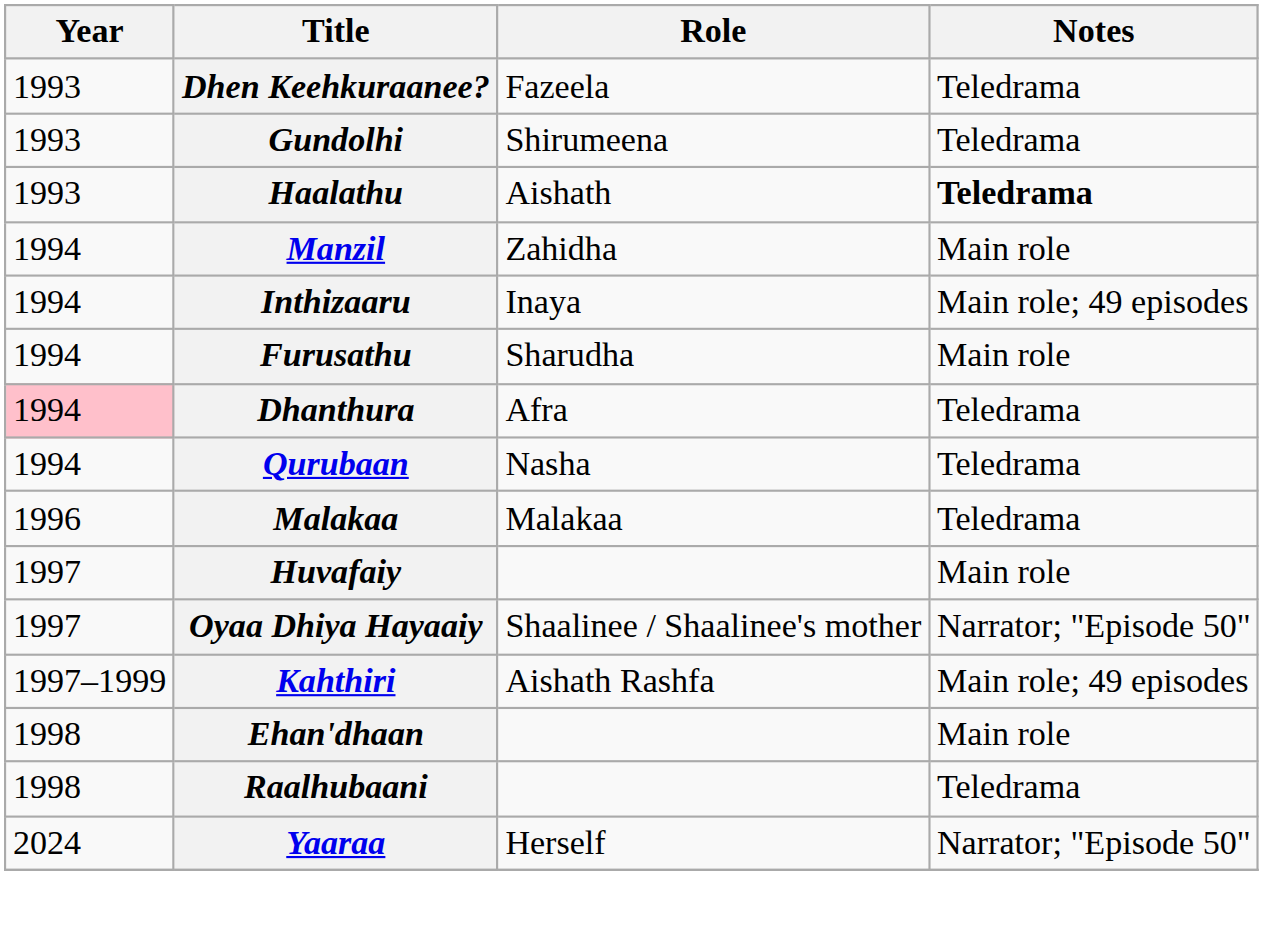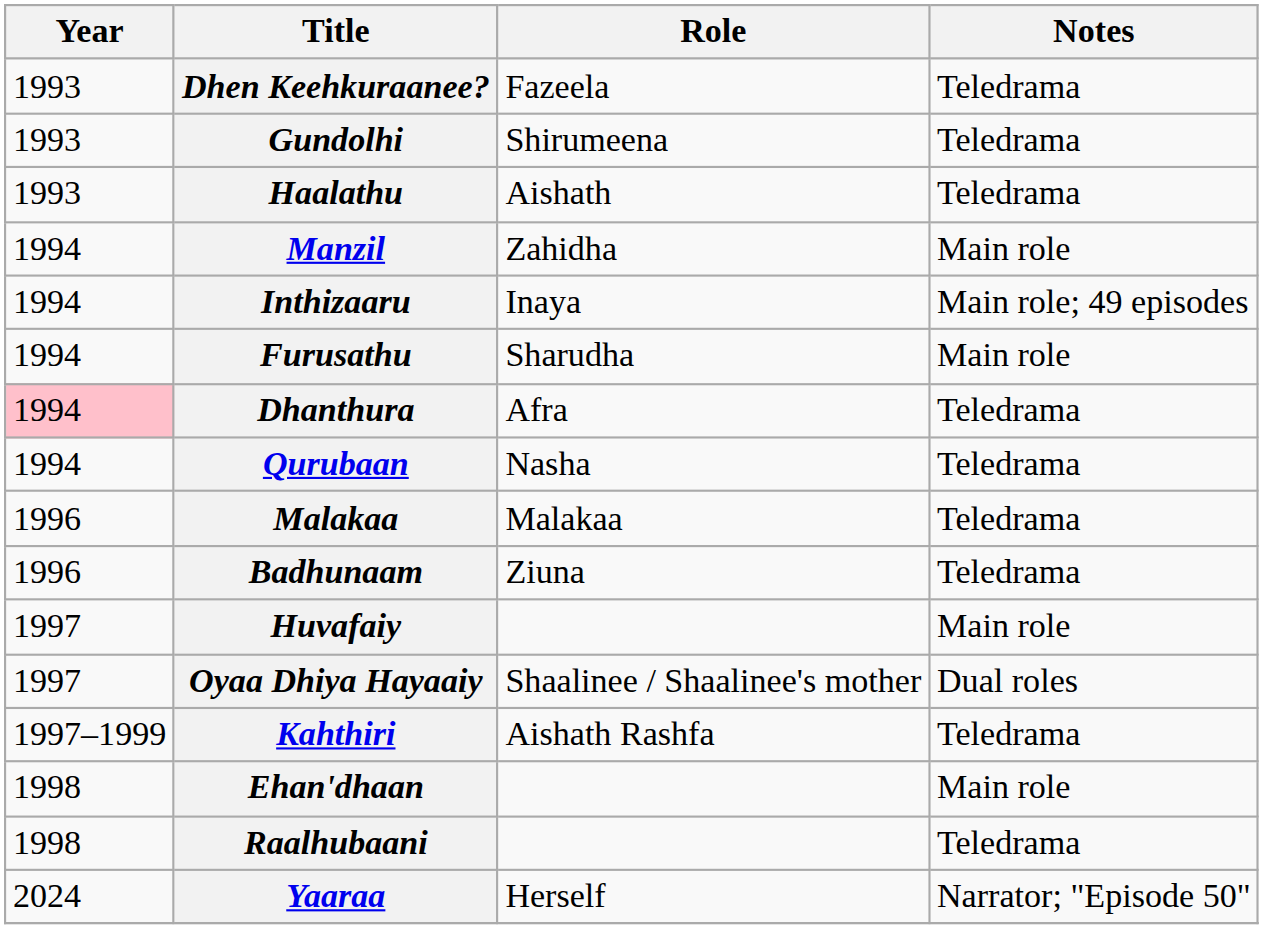(1015, 193) bold -> (1009, 193) normal
+ row: (336, 572)
(1094, 626) Narrator; "Episode 50" -> (1008, 680) Dual roles
(1093, 680) Main role; 49 episodes -> (1009, 734) Teledrama
